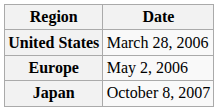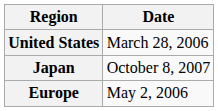rows swapped: (54, 67) <-> (54, 93)
